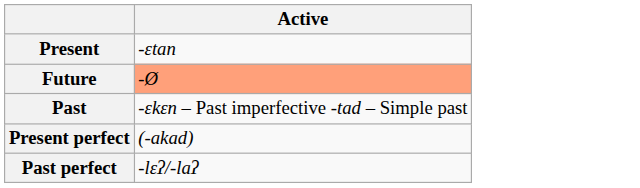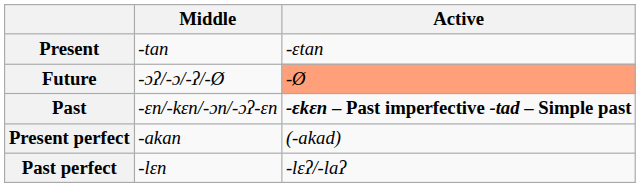+ column: (208, 19)
(303, 108) normal -> (459, 108) bold
